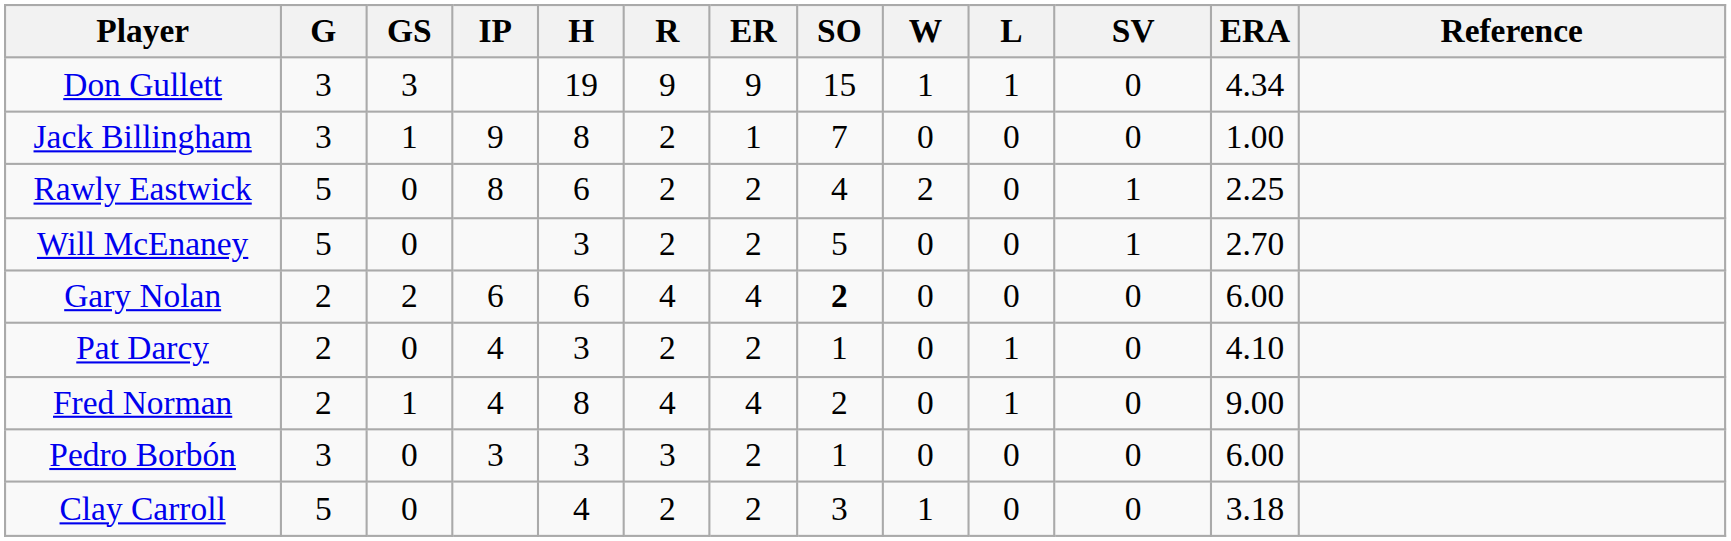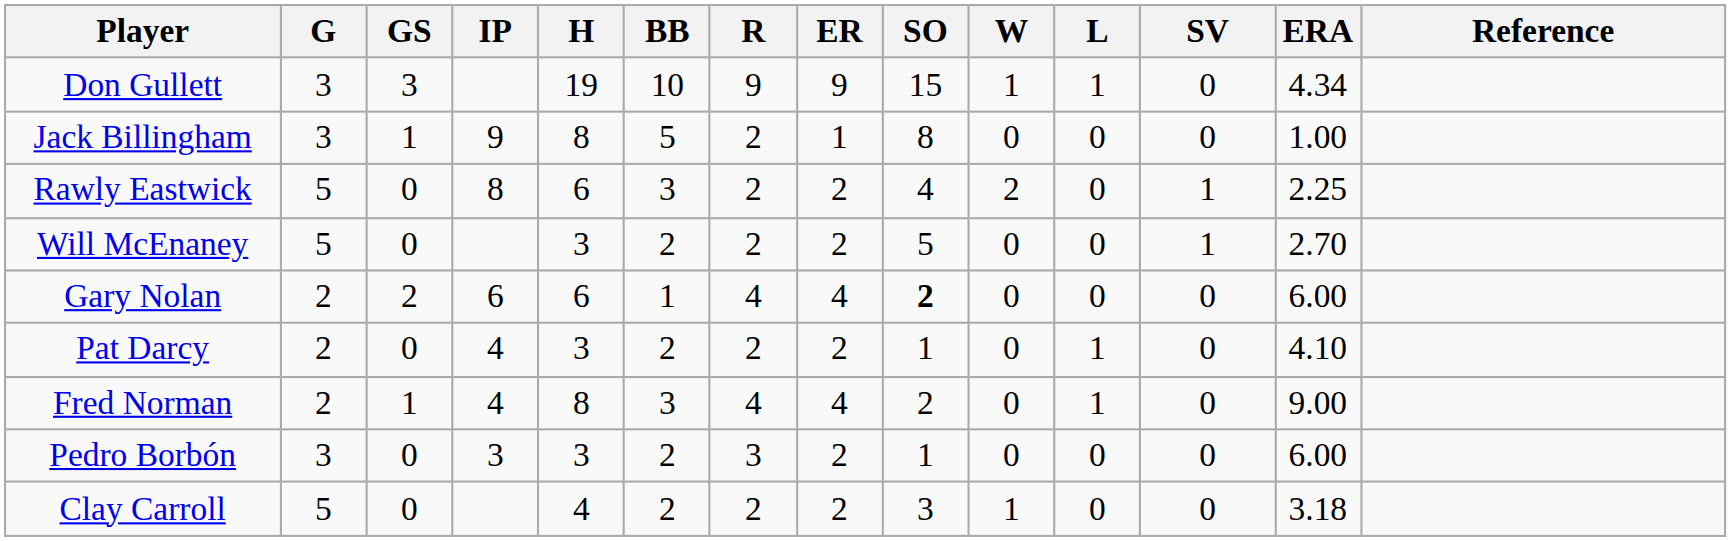+ column: (667, 31)
(839, 137) 7 -> (925, 137) 8
